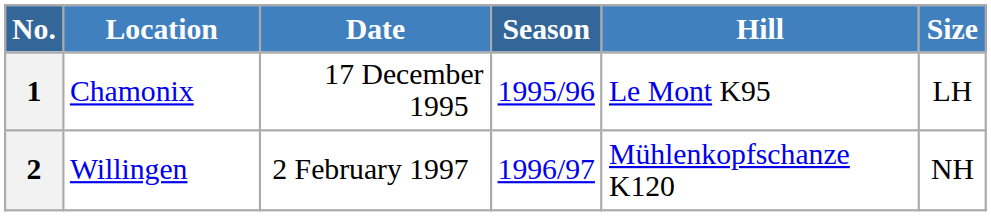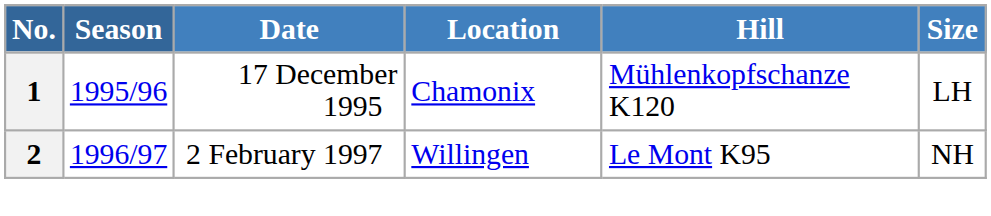columns swapped: (546, 28) <-> (162, 28)
(690, 91) Le Mont K95 -> (729, 91) Mühlenkopfschanze K120
(729, 170) Mühlenkopfschanze K120 -> (690, 153) Le Mont K95
